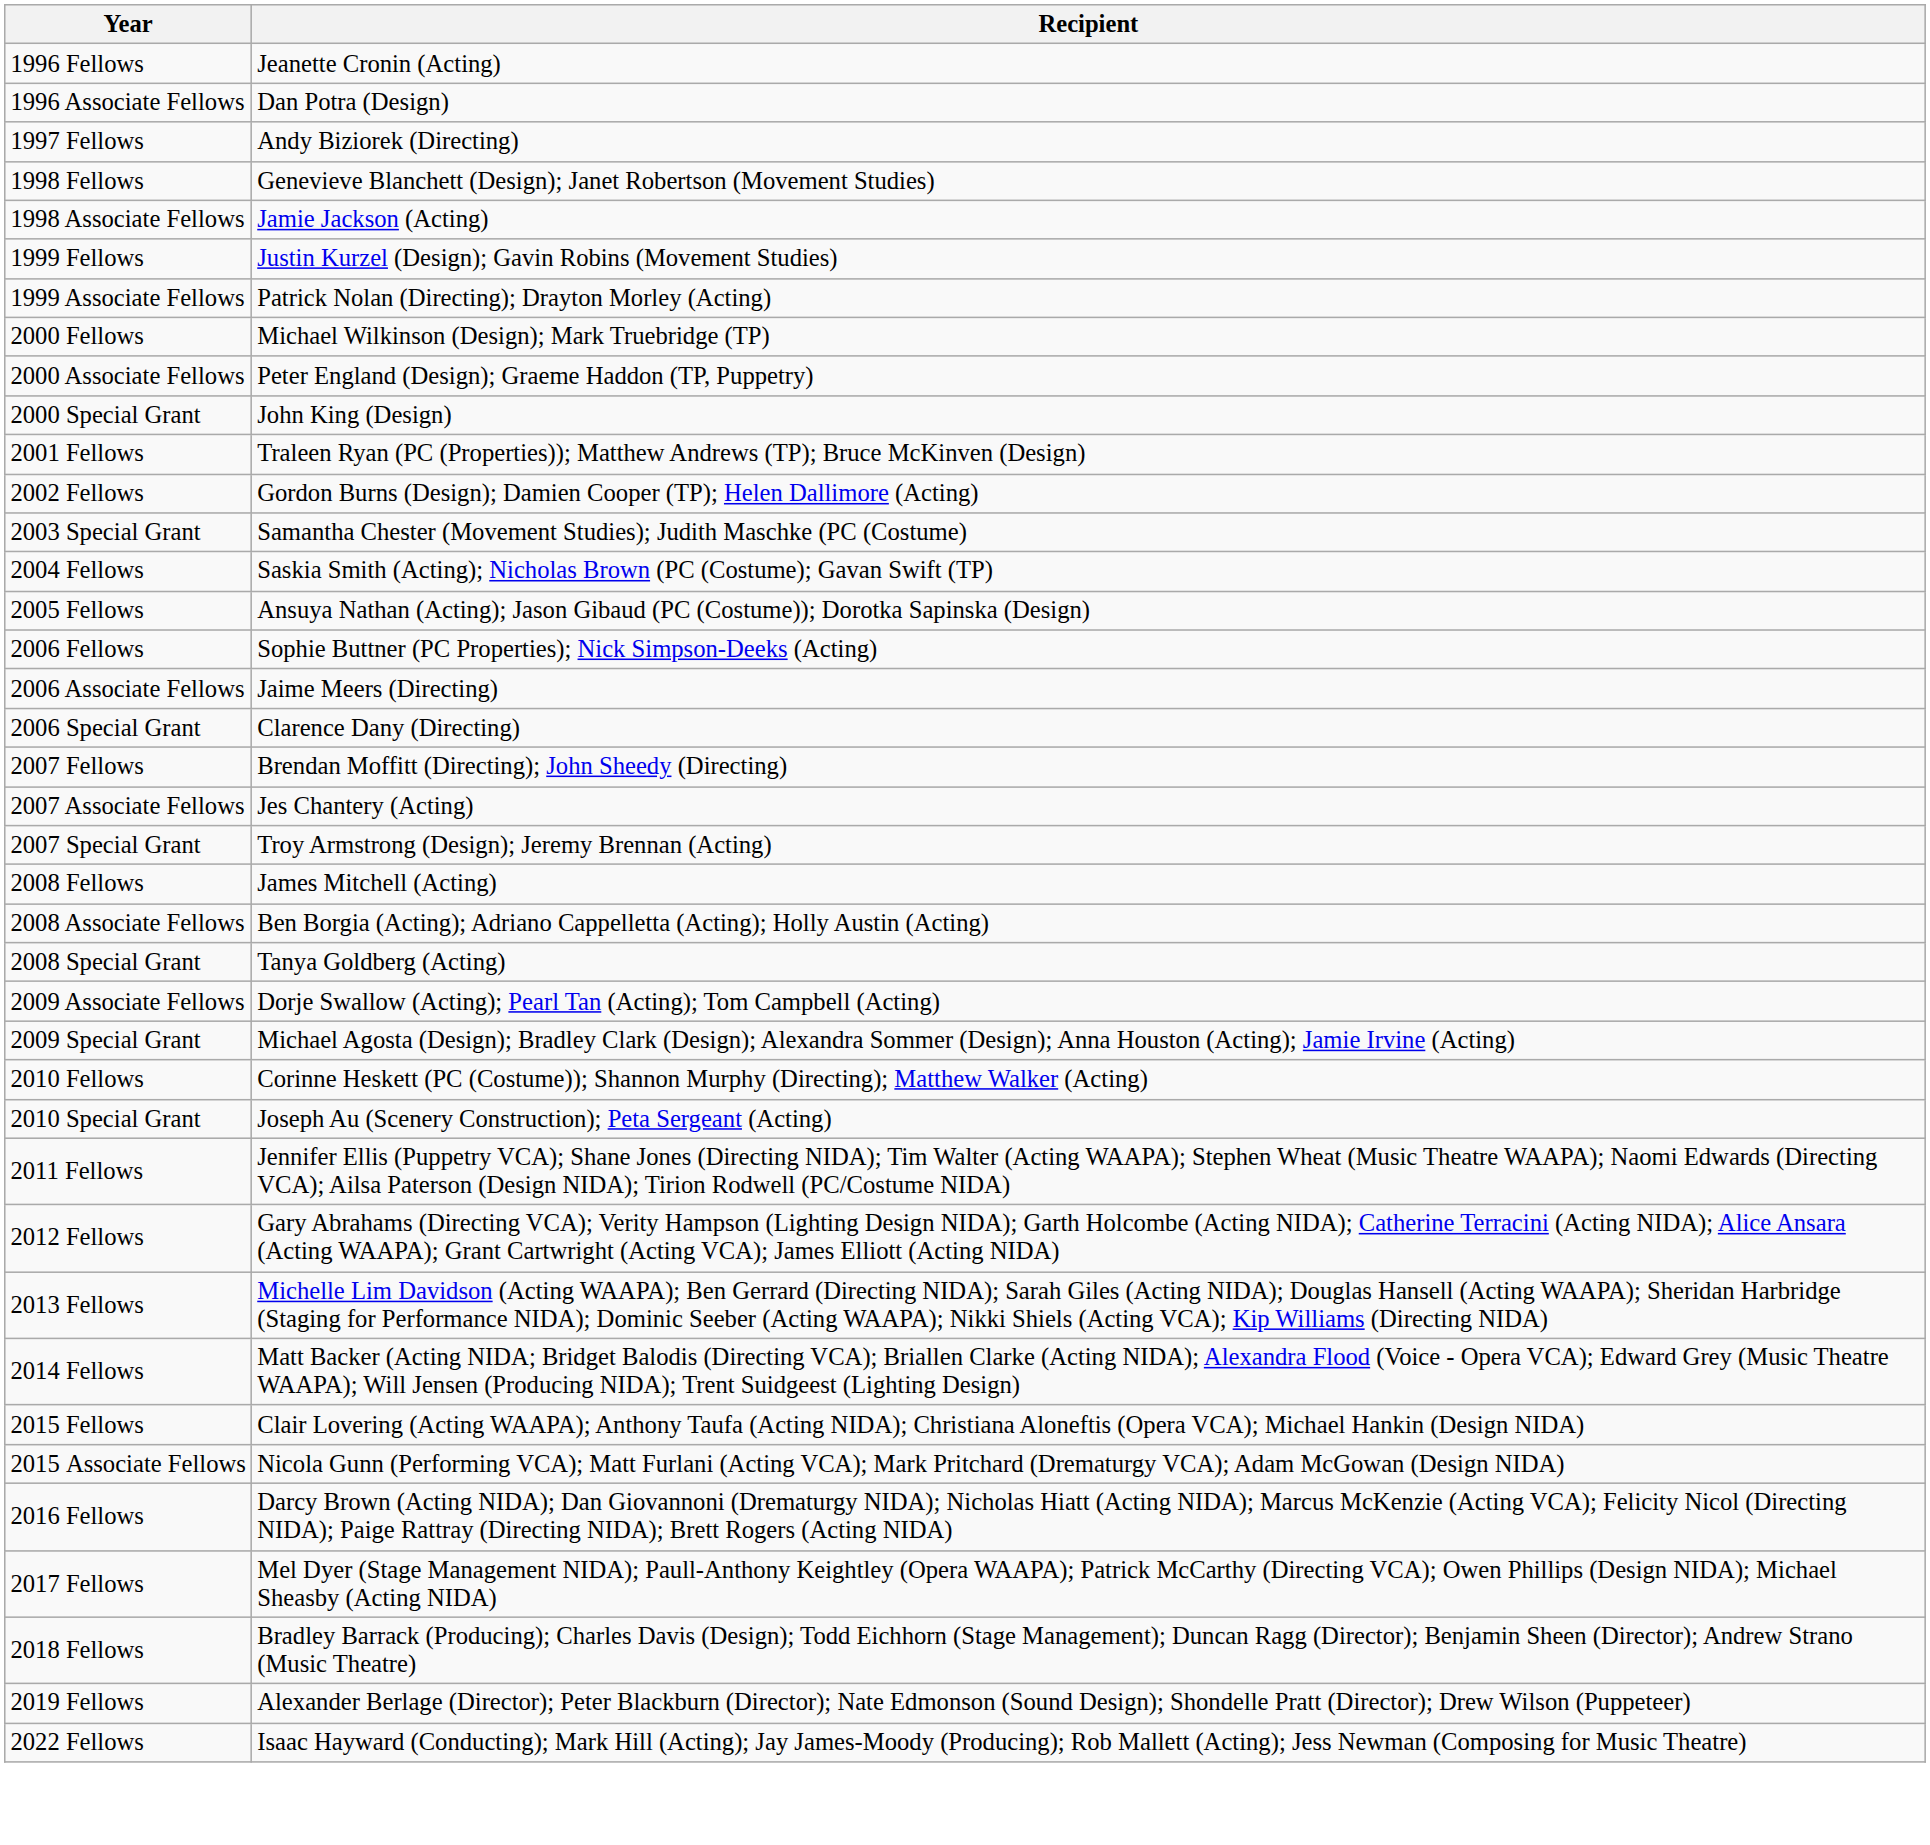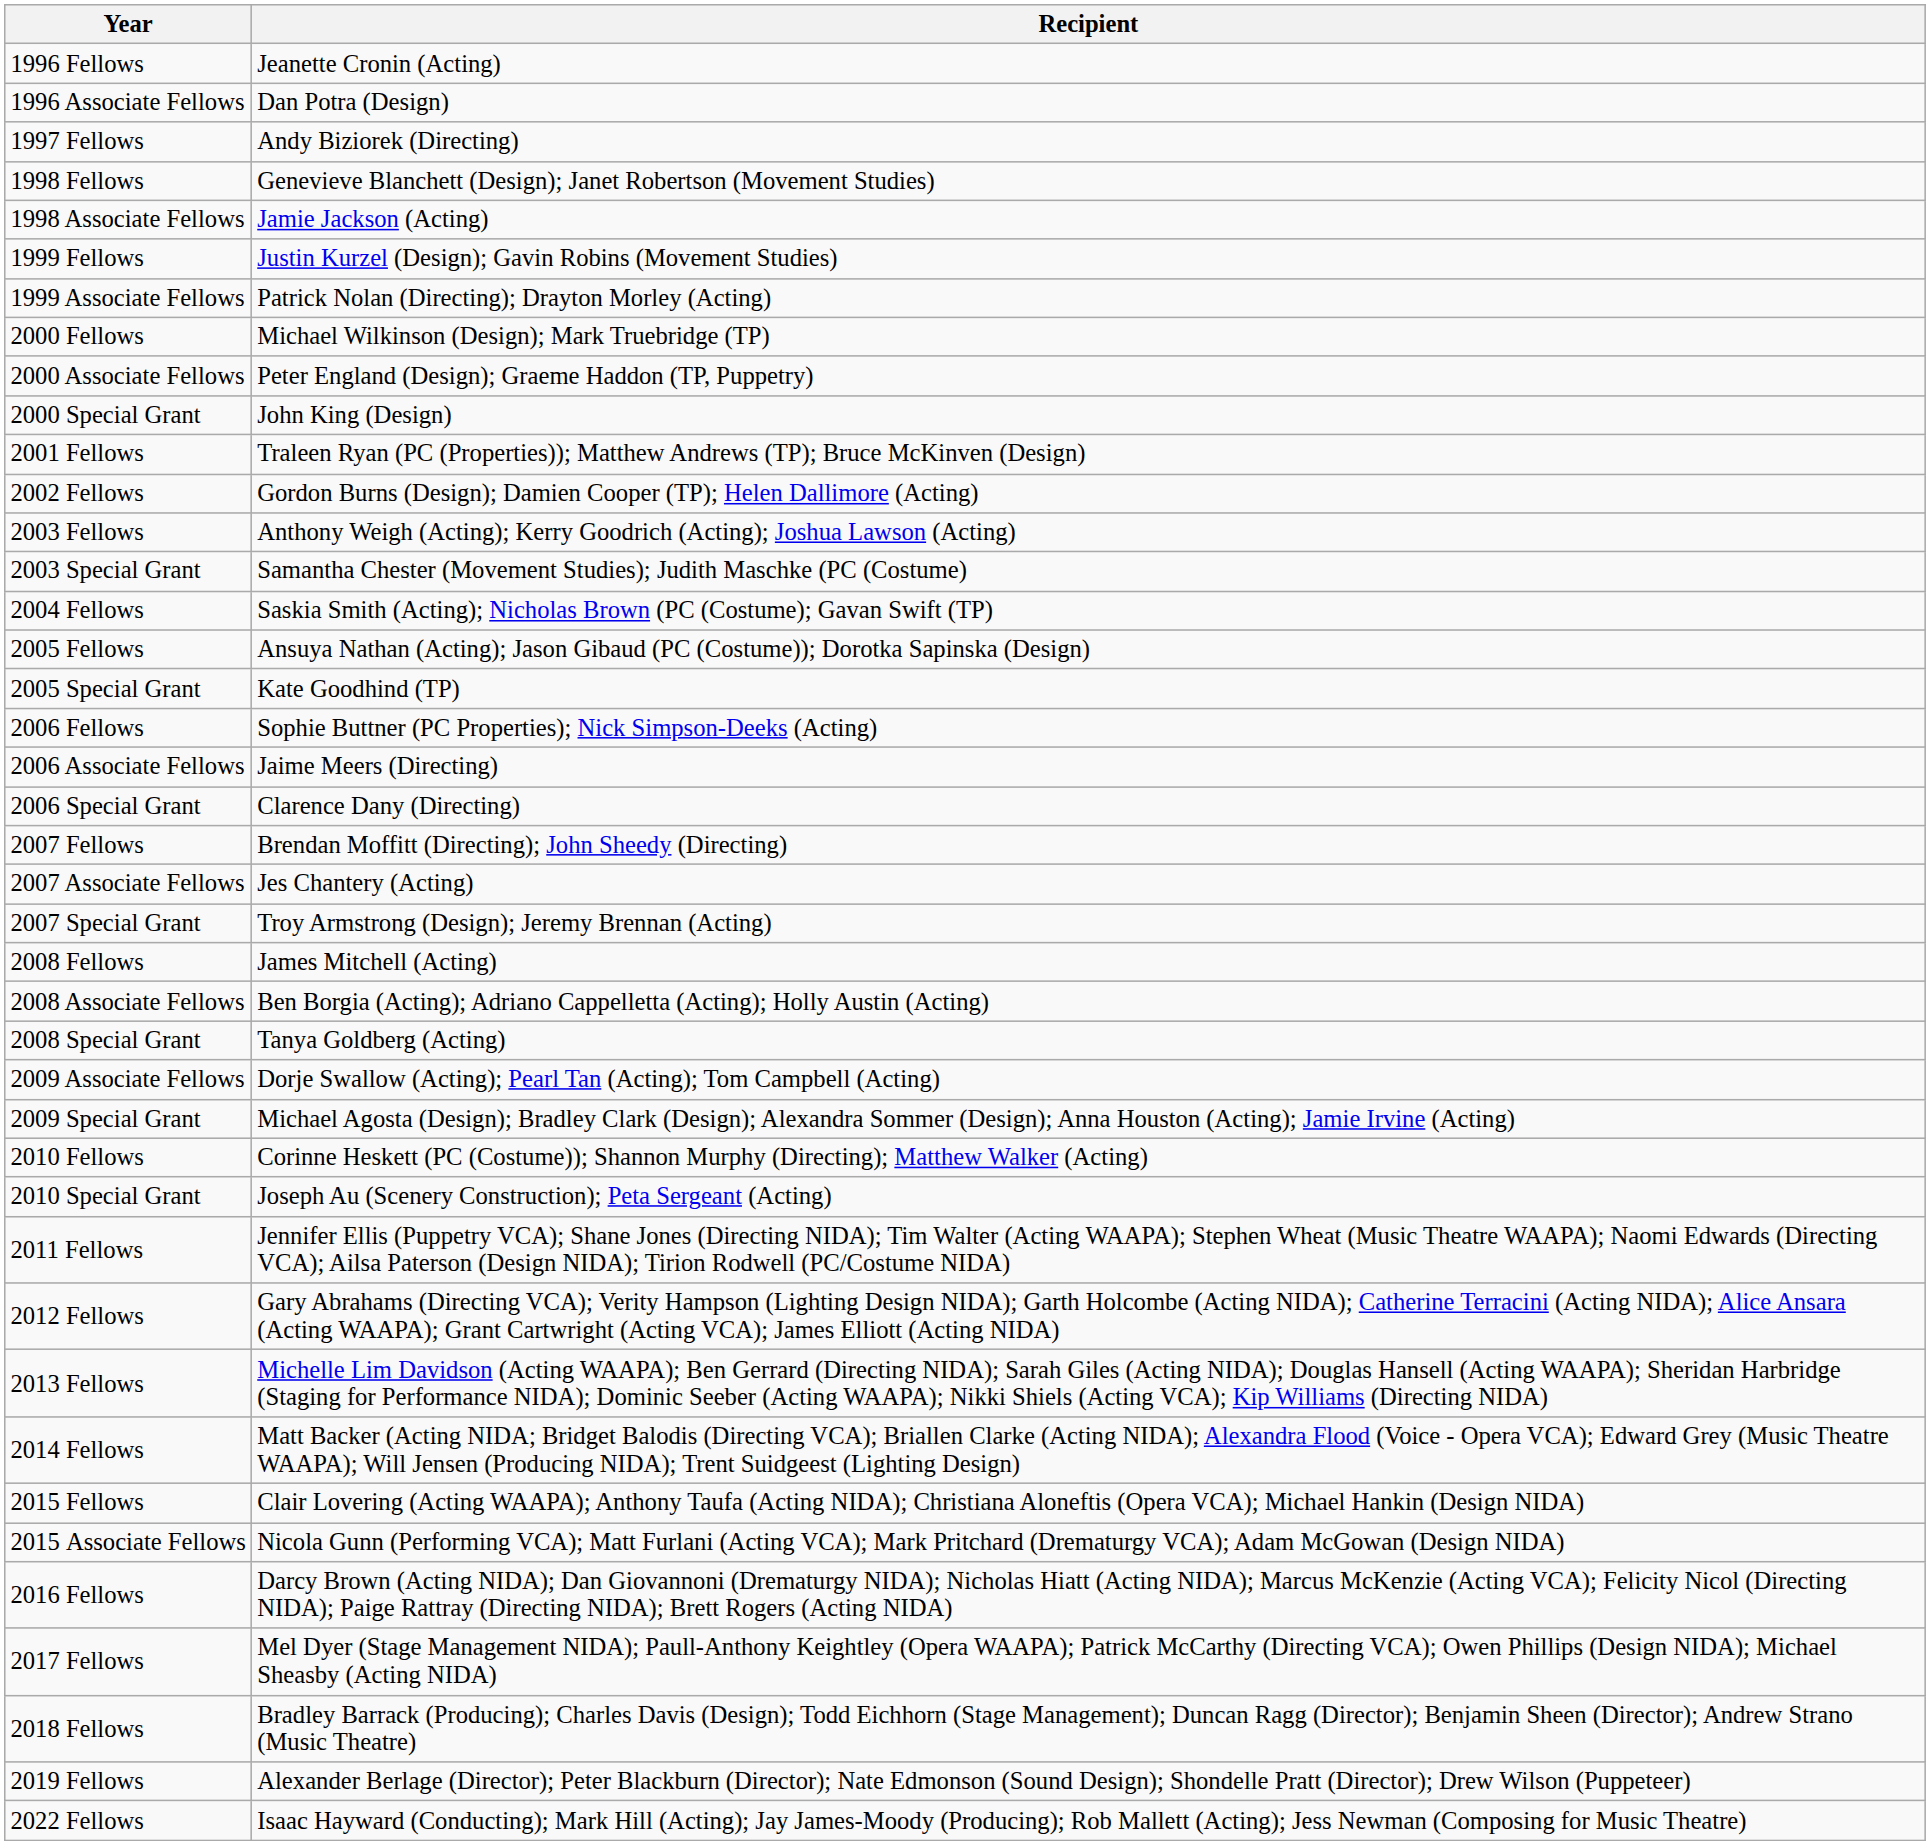+ row: (77, 532)
+ row: (106, 688)
